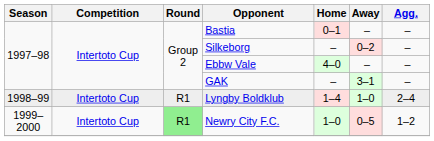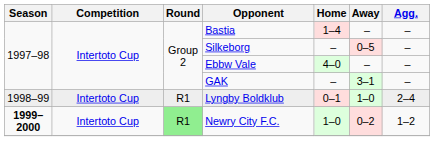(332, 30) 0–1 -> (332, 30) 1–4
(366, 47) 0–2 -> (366, 47) 0–5
(332, 99) 1–4 -> (332, 99) 0–1
(28, 122) normal -> (28, 122) bold
(366, 122) 0–5 -> (366, 122) 0–2
